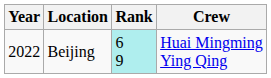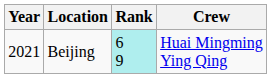(24, 51) 2022 -> (24, 51) 2021
